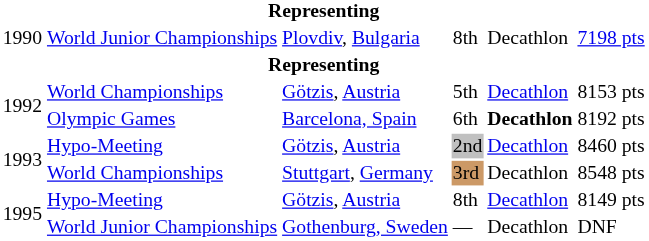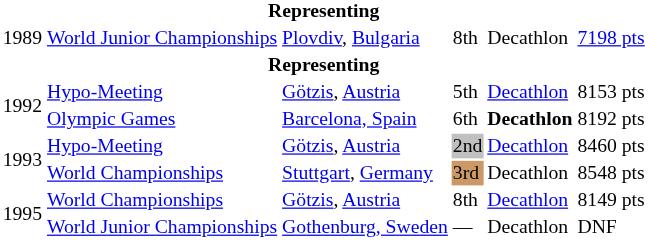(22, 37) 1990 -> (22, 37) 1989
(135, 91) World Championships -> (105, 91) Hypo-Meeting
(105, 200) Hypo-Meeting -> (135, 200) World Championships
